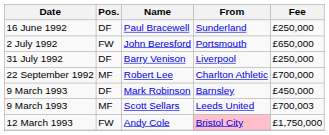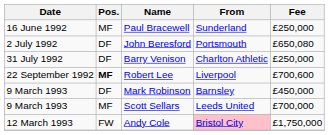(105, 28) DF -> (105, 28) MF
(106, 43) FW -> (105, 43) DF
(293, 43) £650,000 -> (293, 43) £650,080
(216, 59) Liverpool -> (232, 59) Charlton Athletic
(105, 75) normal -> (105, 75) bold
(232, 75) Charlton Athletic -> (216, 75) Liverpool
(293, 75) £700,000 -> (293, 75) £700,600
(293, 106) £700,003 -> (293, 106) £700,000
